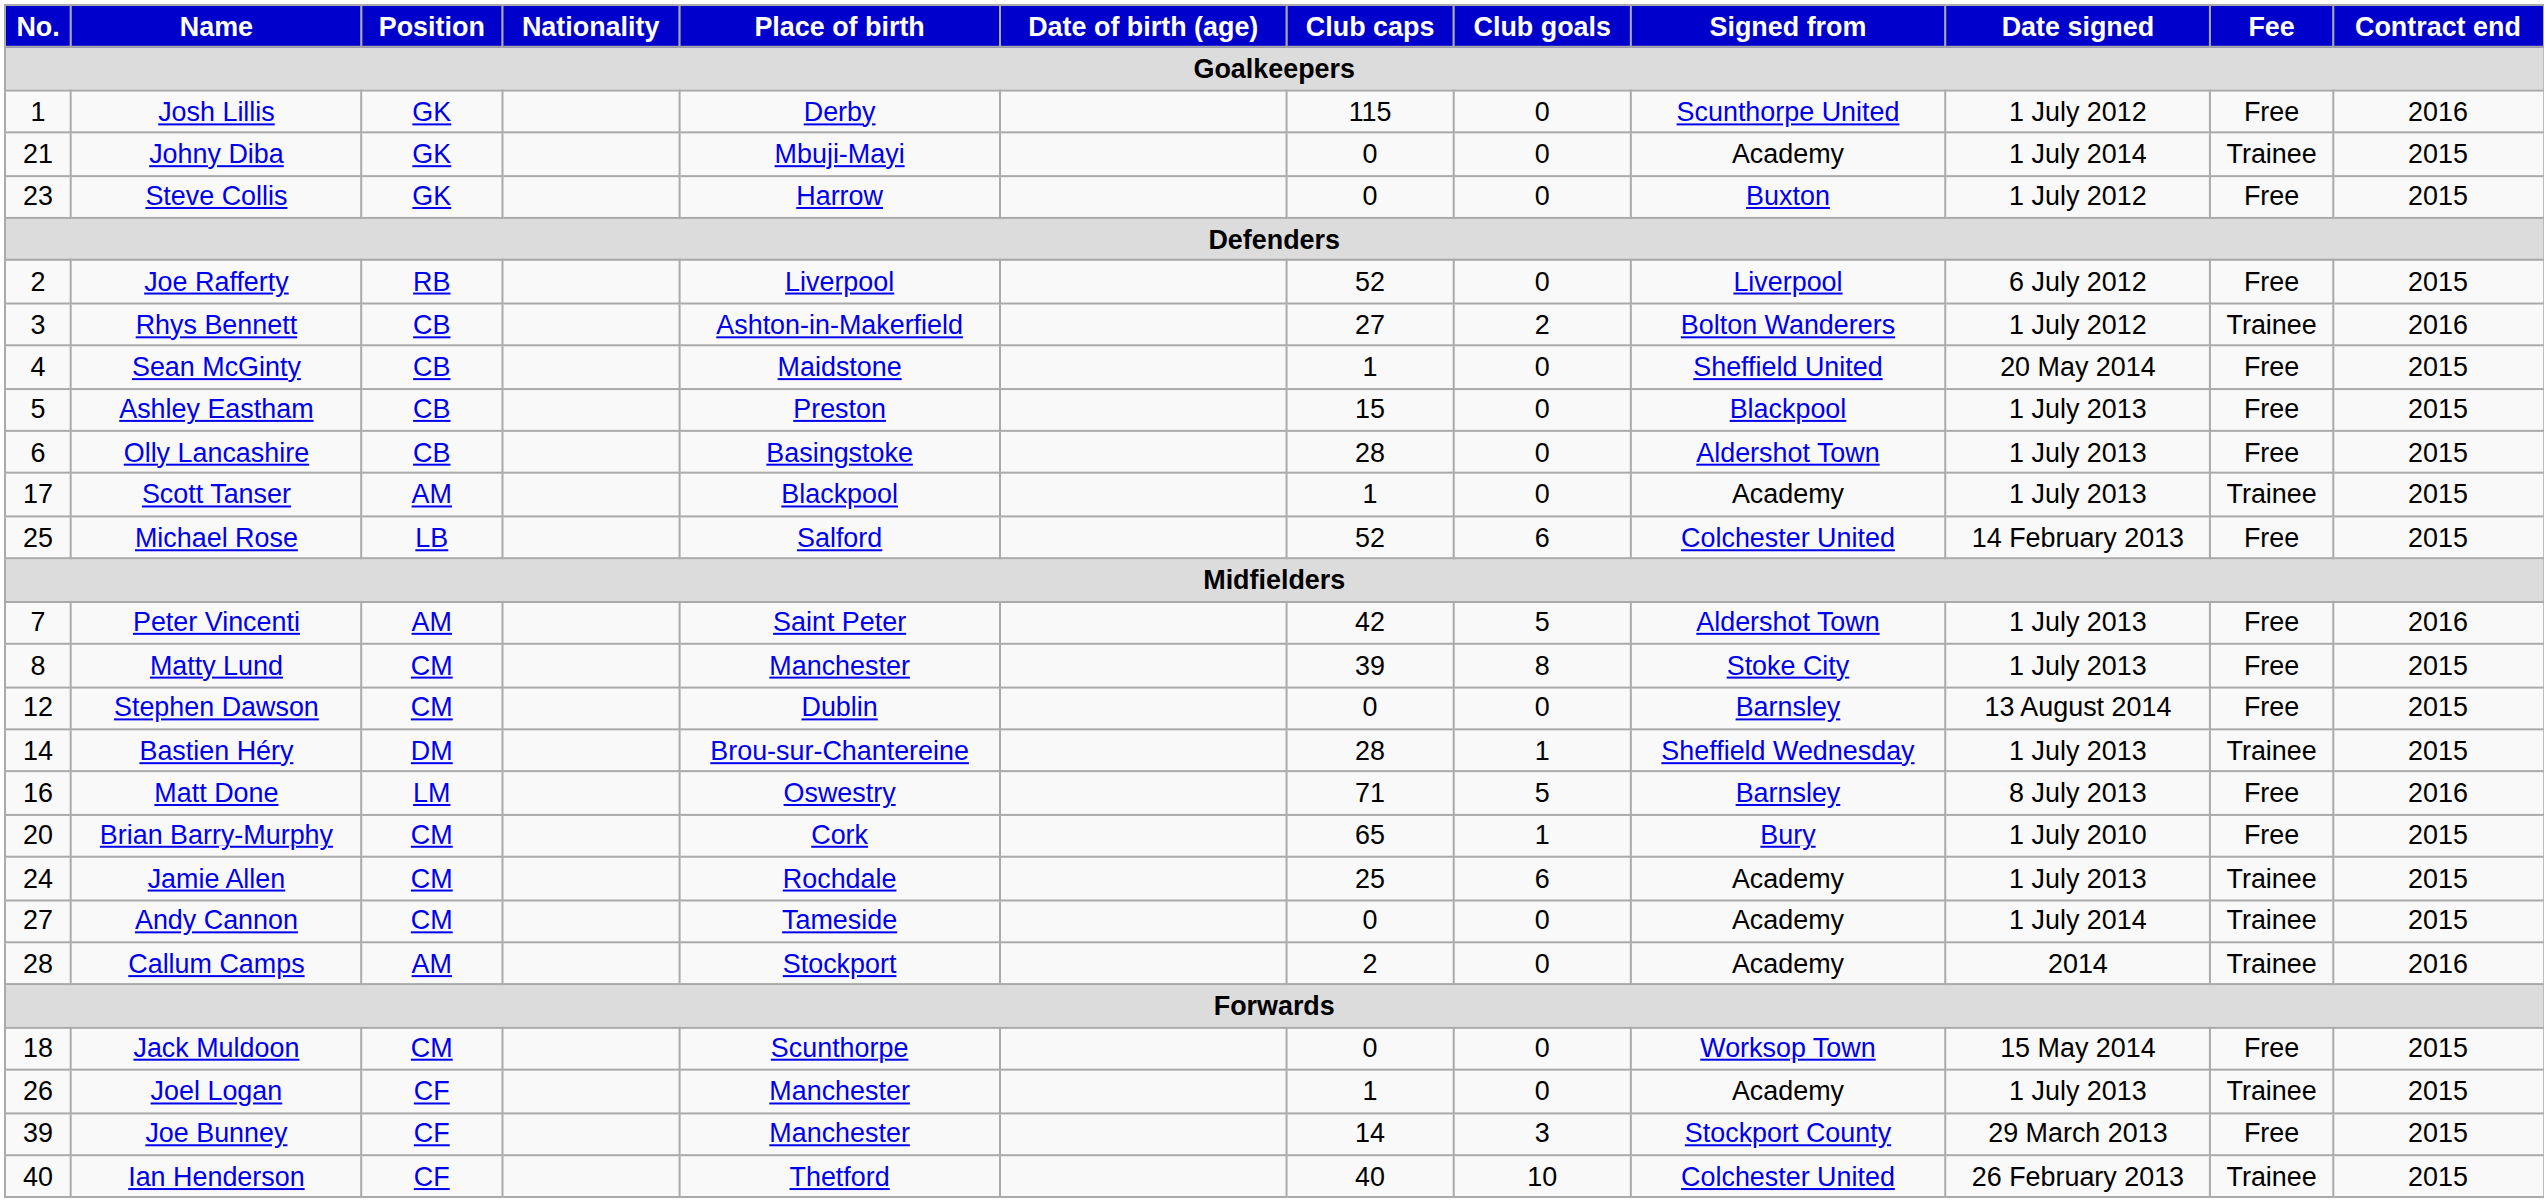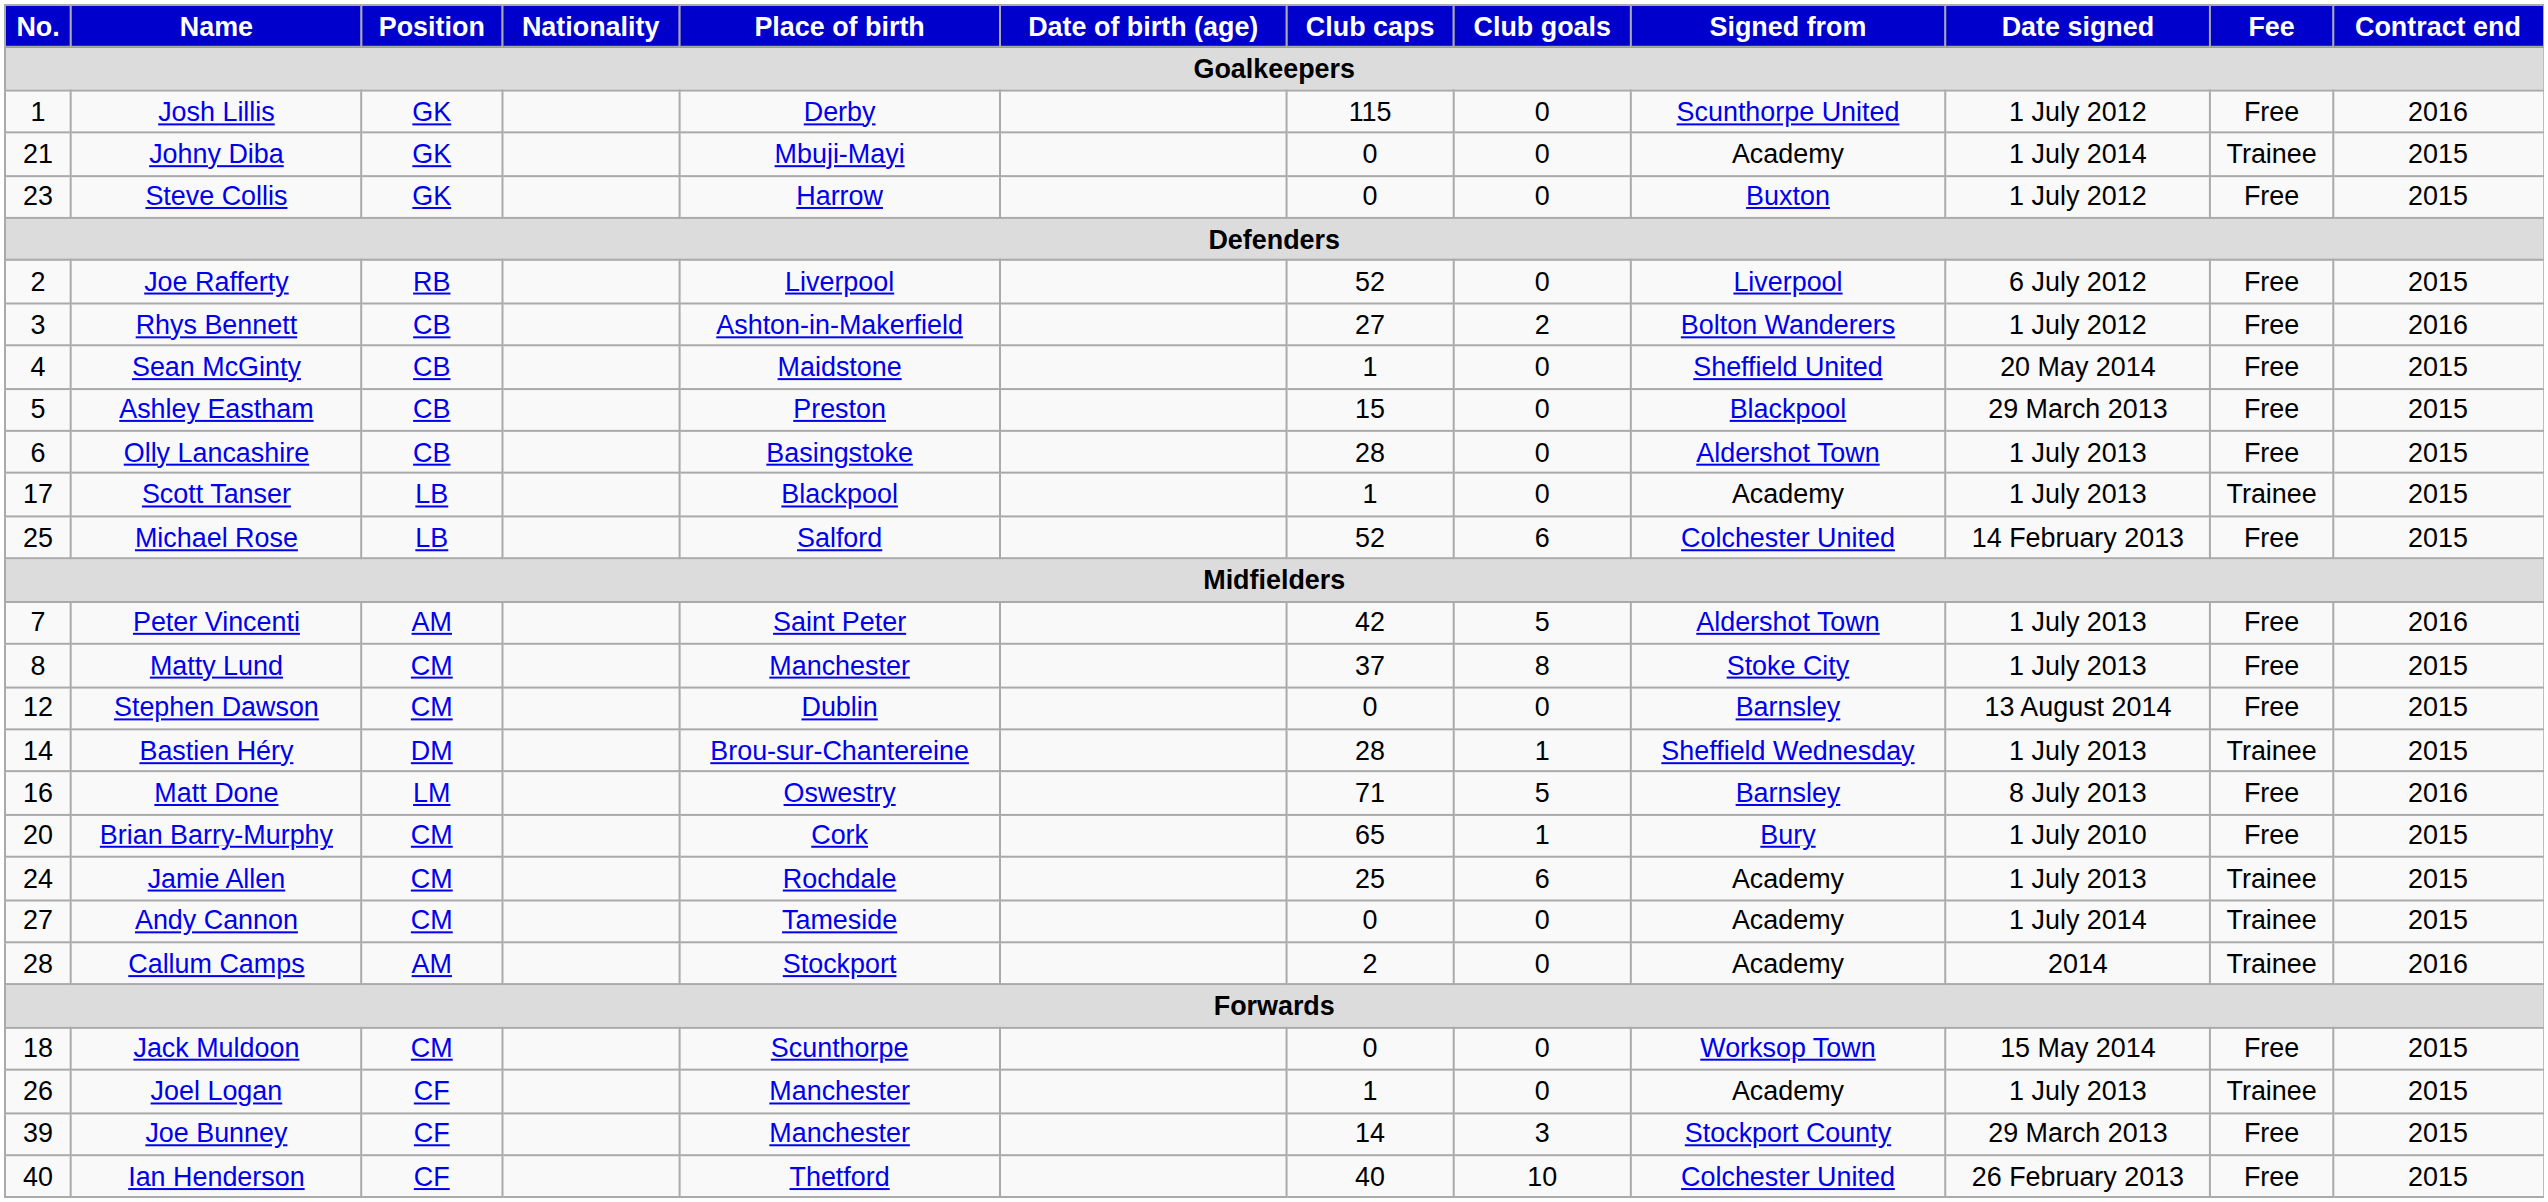(2272, 324) Trainee -> (2272, 324) Free
(2078, 409) 1 July 2013 -> (2078, 409) 29 March 2013
(432, 494) AM -> (432, 494) LB
(1370, 665) 39 -> (1370, 665) 37
(2272, 1176) Trainee -> (2272, 1176) Free
